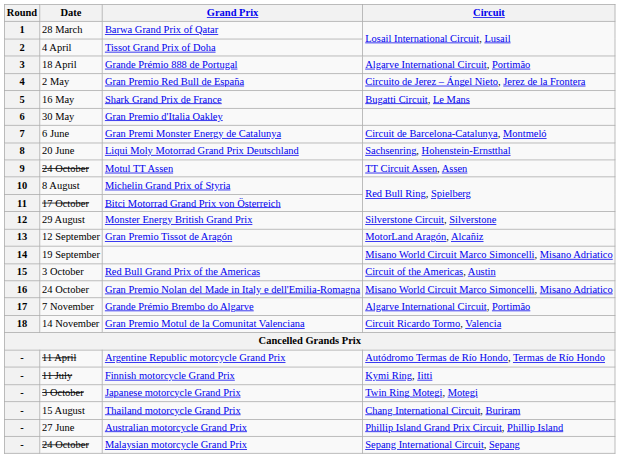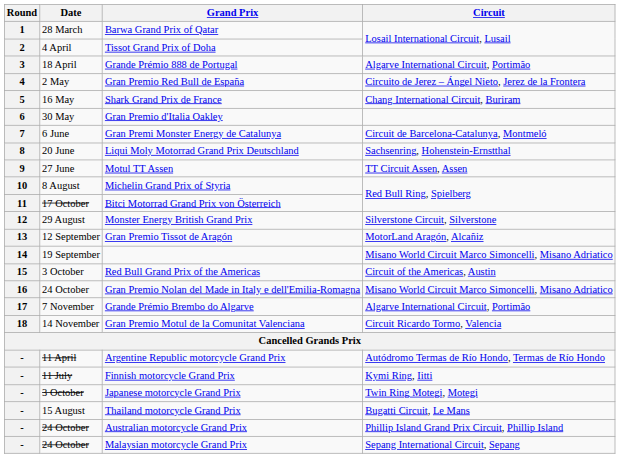(418, 99) Bugatti Circuit, Le Mans -> (443, 99) Chang International Circuit, Buriram
(65, 168) 24 October -> (58, 168) 27 June
(443, 410) Chang International Circuit, Buriram -> (418, 410) Bugatti Circuit, Le Mans
(58, 427) 27 June -> (65, 427) 24 October
